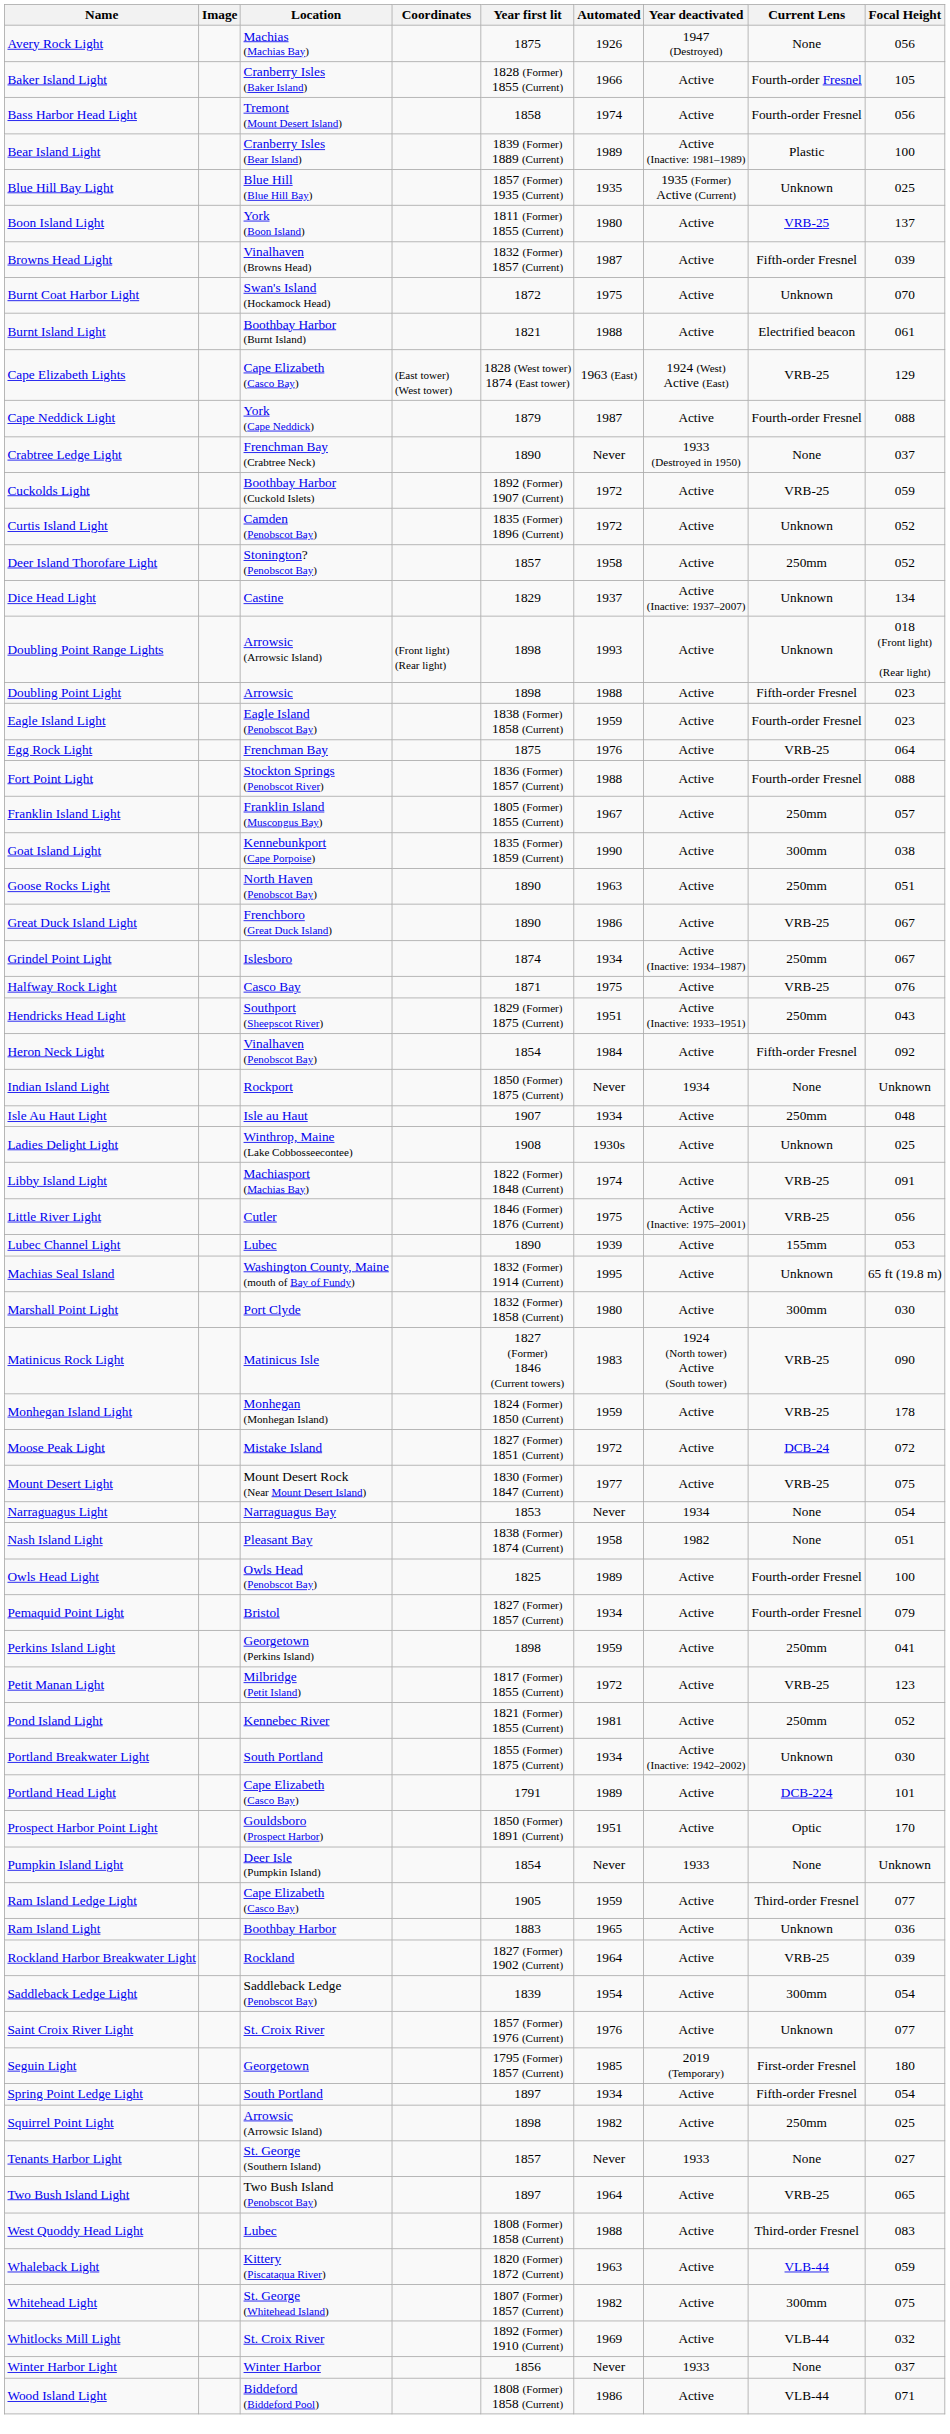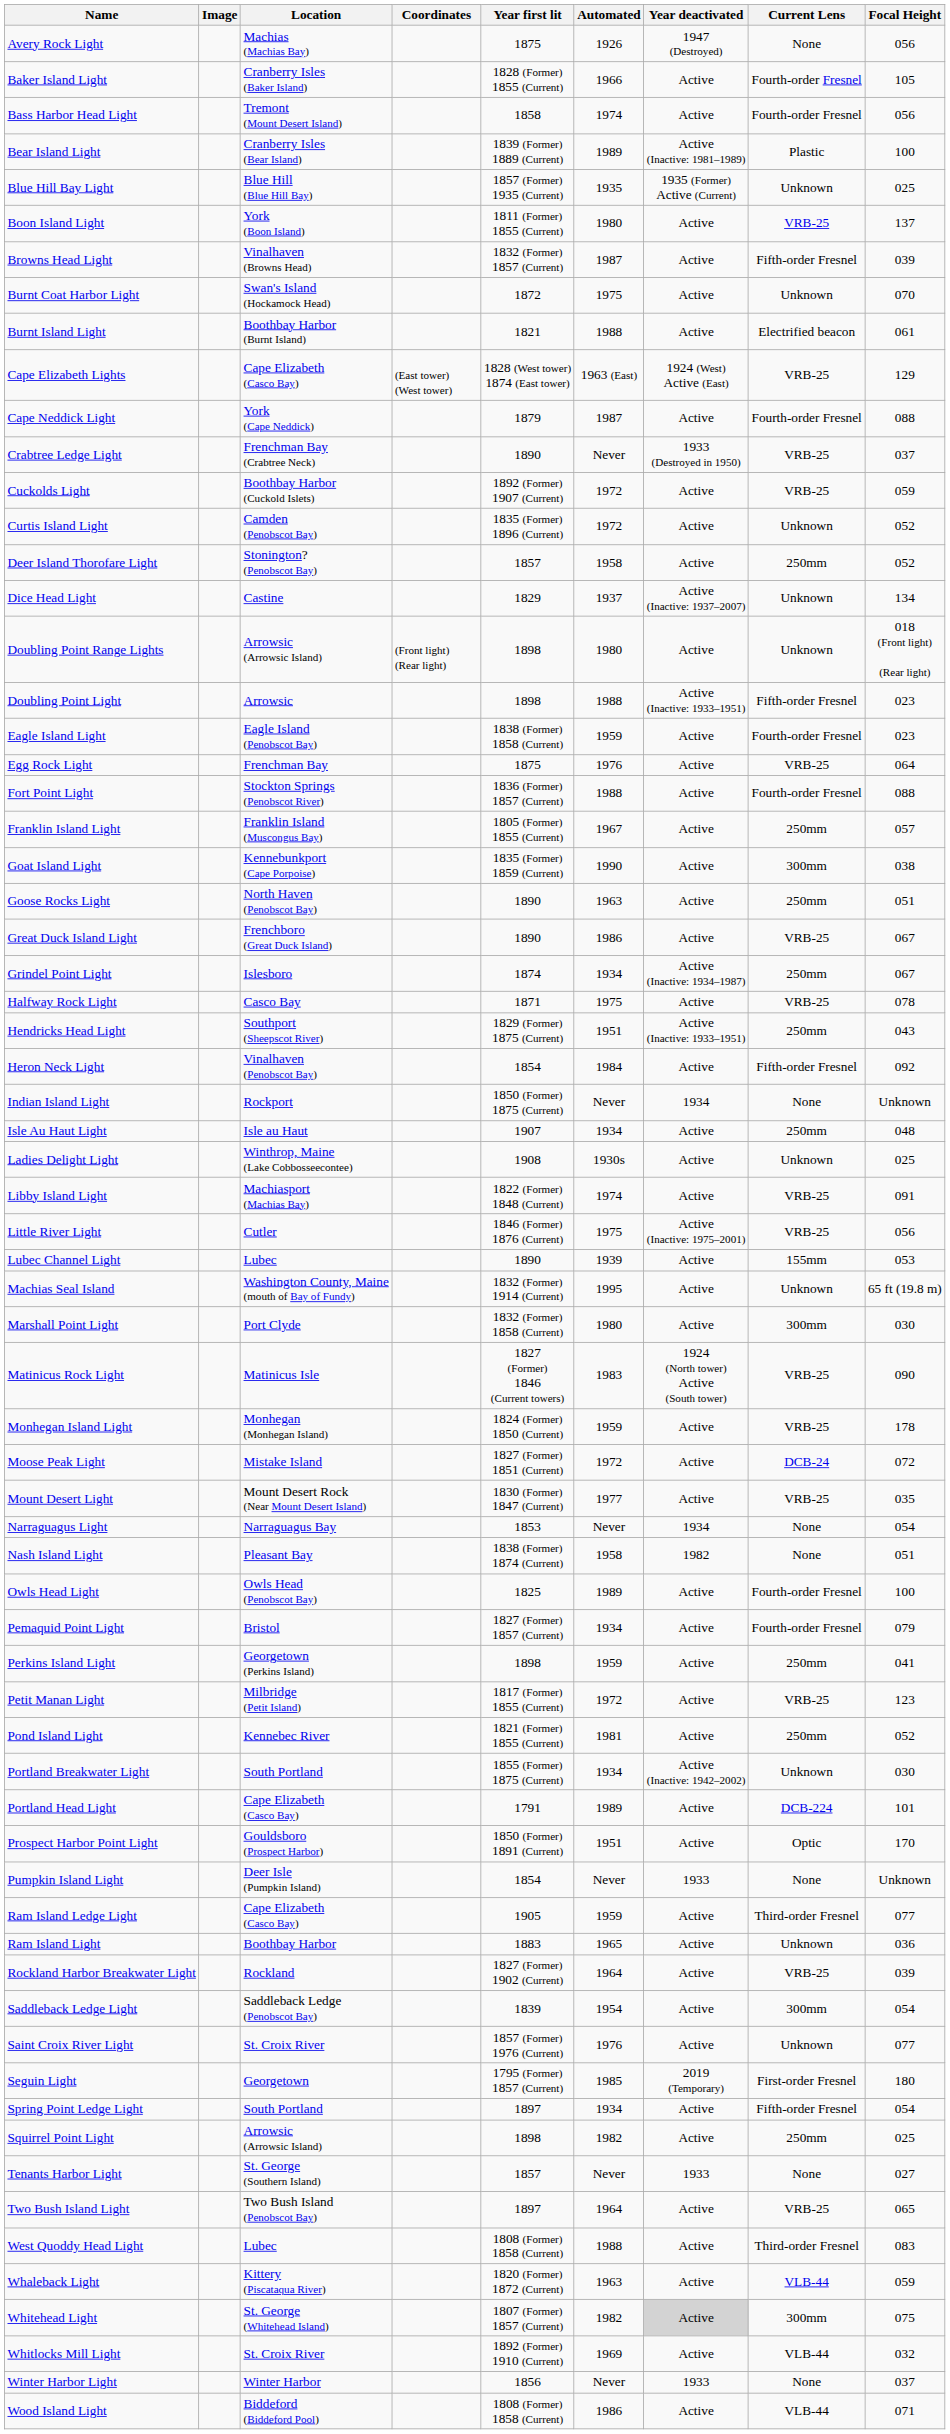(807, 454) None -> (807, 454) VRB-25
(609, 649) 1993 -> (609, 649) 1980
(696, 692) Active -> (696, 700) Active (Inactive: 1933–1951)
(905, 987) 076 -> (905, 1002) 078
(905, 1483) 075 -> (905, 1498) 035
(696, 2302) no background -> (696, 2317) lightgrey background
